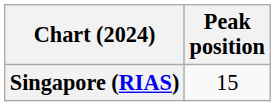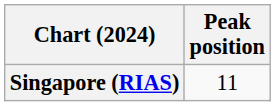(227, 82) 15 -> (227, 82) 11
